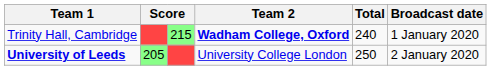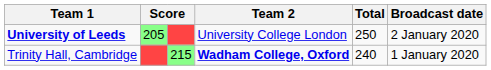rows swapped: (72, 34) <-> (66, 55)
